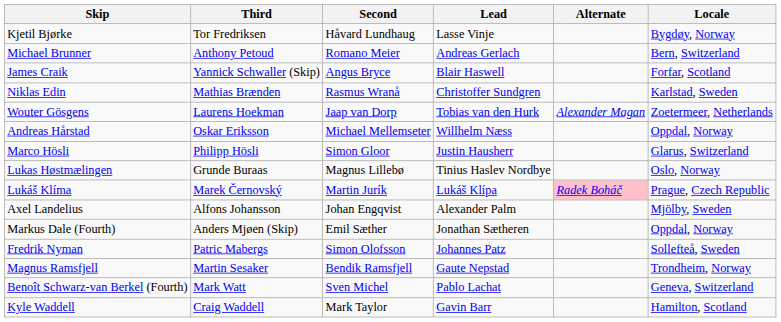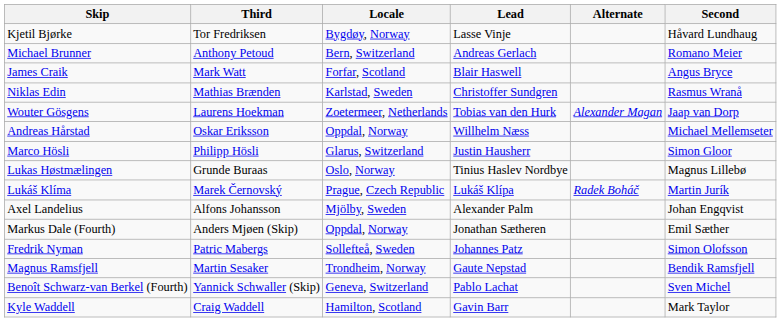columns swapped: (378, 14) <-> (712, 14)
(257, 72) Yannick Schwaller (Skip) -> (219, 72) Mark Watt
(589, 190) pink background -> (606, 190) no background
(219, 287) Mark Watt -> (257, 287) Yannick Schwaller (Skip)
